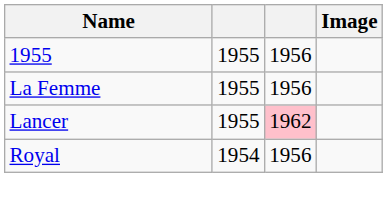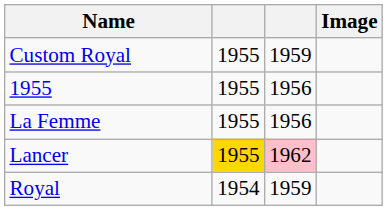+ row: (70, 54)
(238, 121) no background -> (238, 155) gold background
(290, 155) 1956 -> (290, 188) 1959
